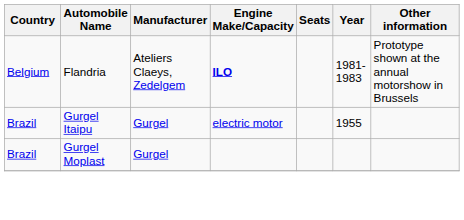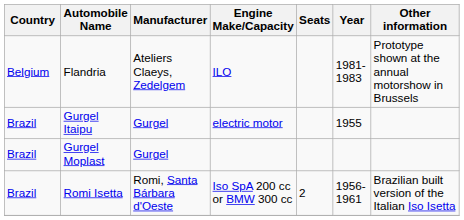(222, 71) bold -> (222, 71) normal
+ row: (93, 192)
